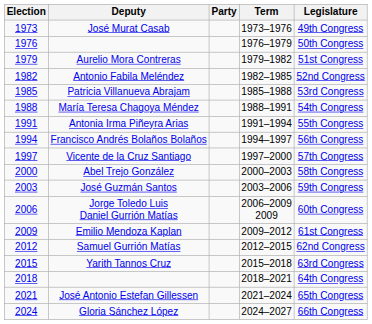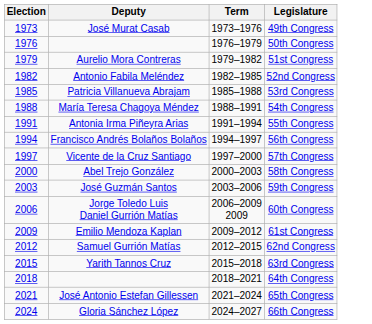- column: (224, 12)
